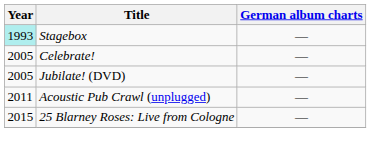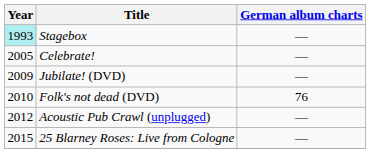(20, 76) 2005 -> (20, 76) 2009
+ row: (99, 96)
(20, 96) 2011 -> (20, 117) 2012
